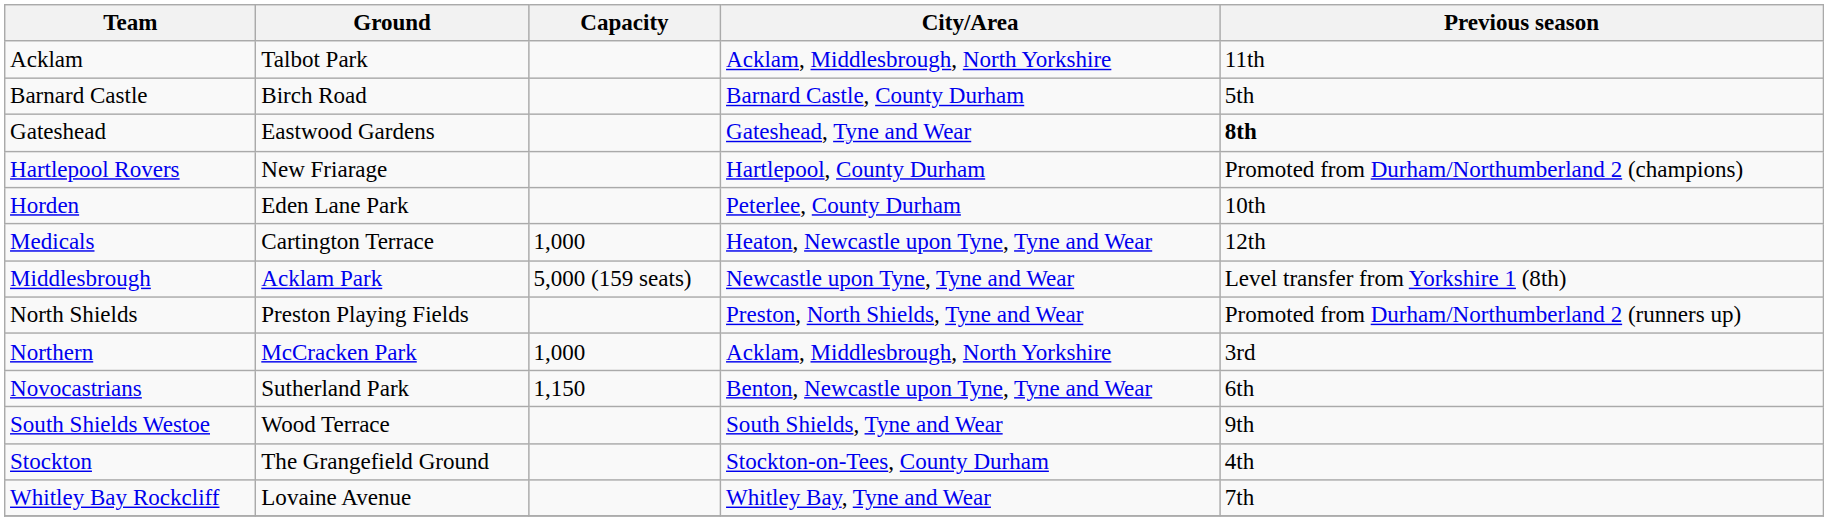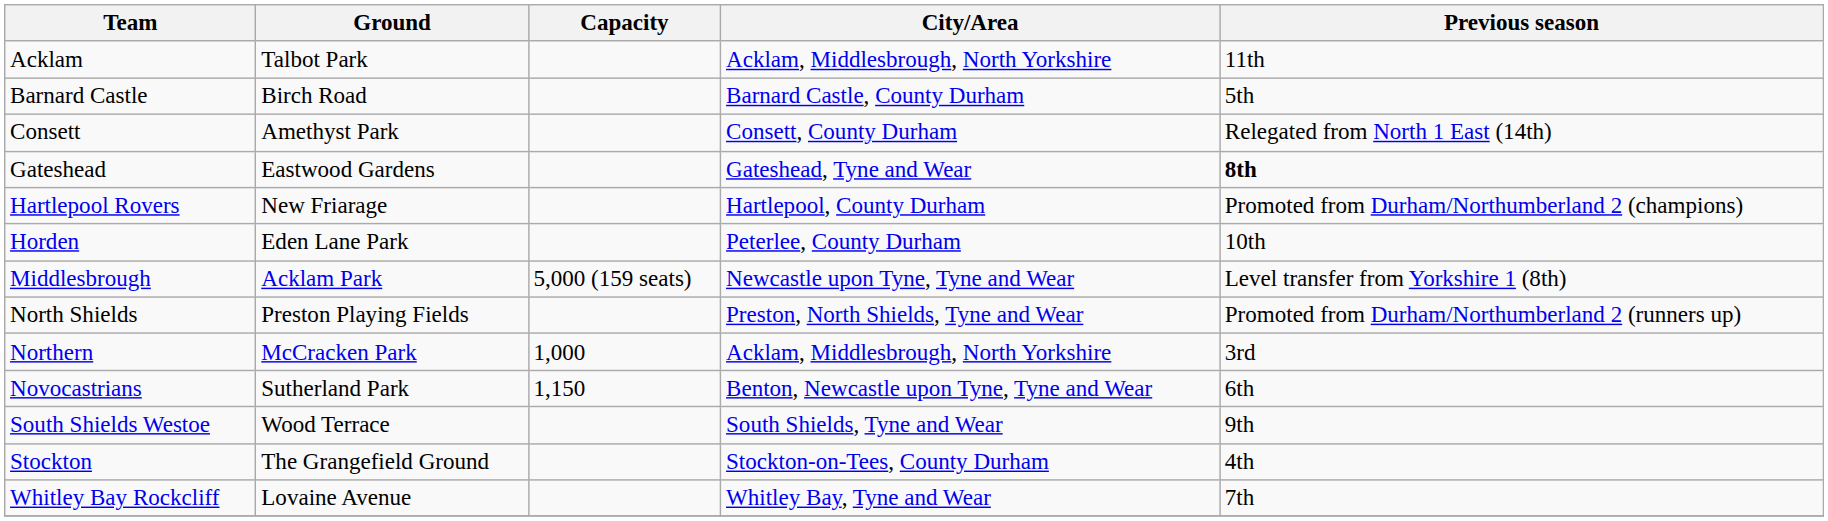+ row: (45, 132)
- row: (52, 242)
